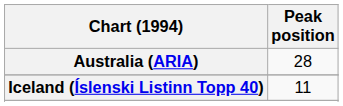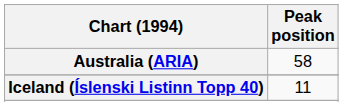(303, 61) 28 -> (303, 61) 58
